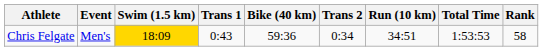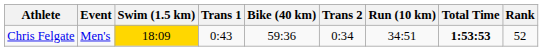(471, 35) normal -> (471, 35) bold
(520, 35) 58 -> (520, 35) 52
